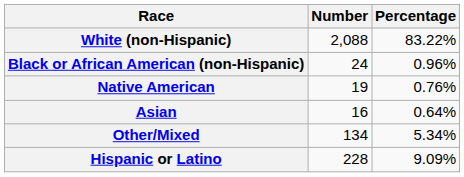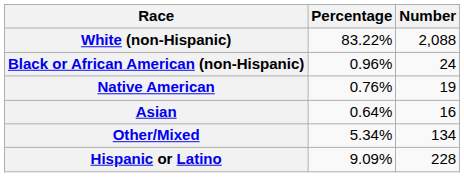columns swapped: (340, 16) <-> (416, 16)
